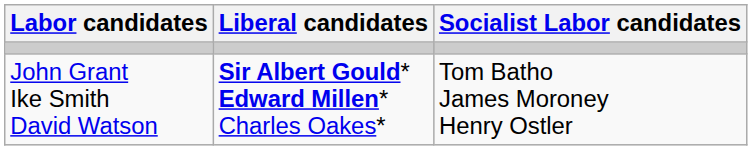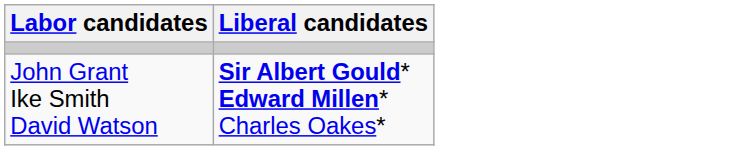- column: (590, 23)
